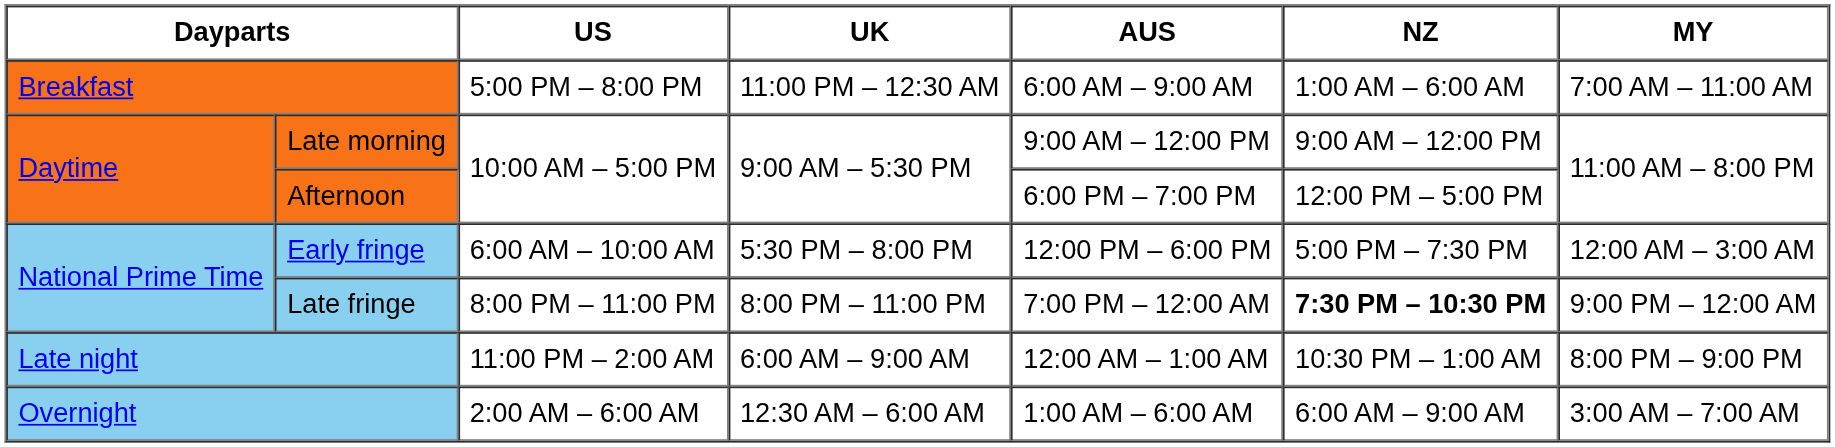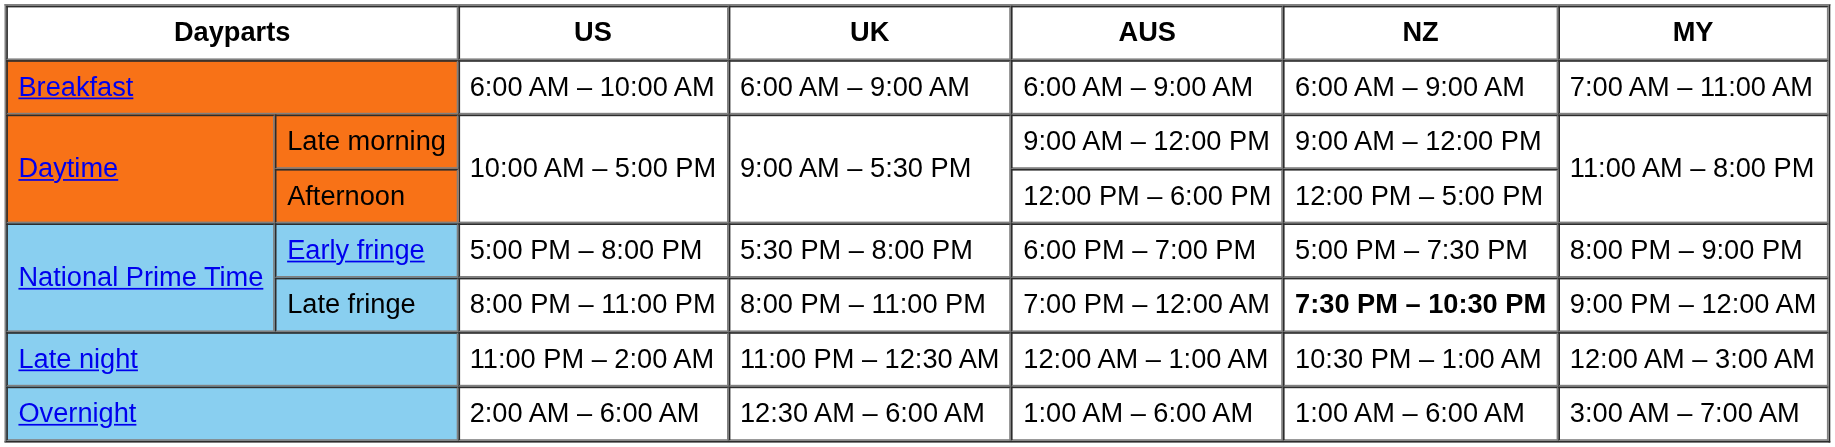(586, 86) 5:00 PM – 8:00 PM -> (592, 86) 6:00 AM – 10:00 AM
(870, 86) 11:00 PM – 12:30 AM -> (855, 86) 6:00 AM – 9:00 AM
(1410, 86) 1:00 AM – 6:00 AM -> (1410, 86) 6:00 AM – 9:00 AM
(1140, 195) 6:00 PM – 7:00 PM -> (1147, 195) 12:00 PM – 6:00 PM
(592, 250) 6:00 AM – 10:00 AM -> (586, 250) 5:00 PM – 8:00 PM
(1147, 250) 12:00 PM – 6:00 PM -> (1140, 250) 6:00 PM – 7:00 PM
(1692, 250) 12:00 AM – 3:00 AM -> (1686, 250) 8:00 PM – 9:00 PM
(855, 358) 6:00 AM – 9:00 AM -> (870, 358) 11:00 PM – 12:30 AM
(1686, 358) 8:00 PM – 9:00 PM -> (1692, 358) 12:00 AM – 3:00 AM
(1410, 413) 6:00 AM – 9:00 AM -> (1410, 413) 1:00 AM – 6:00 AM
